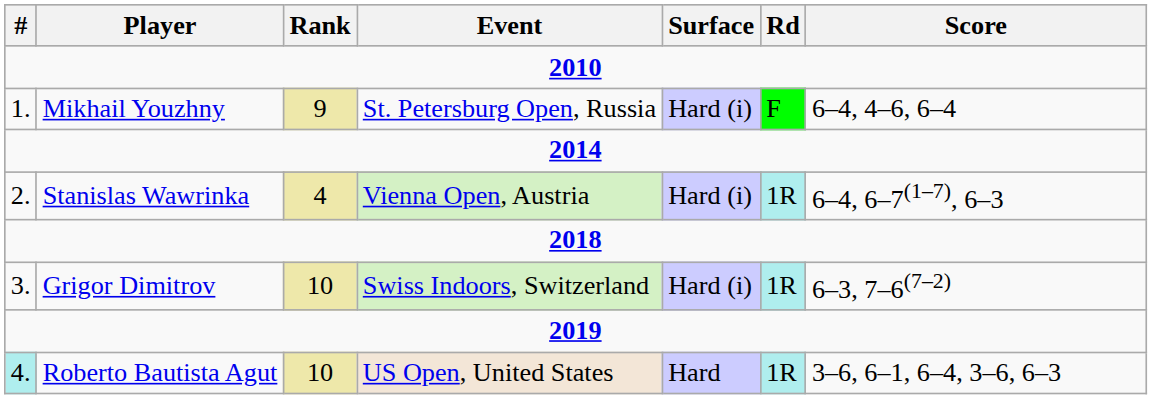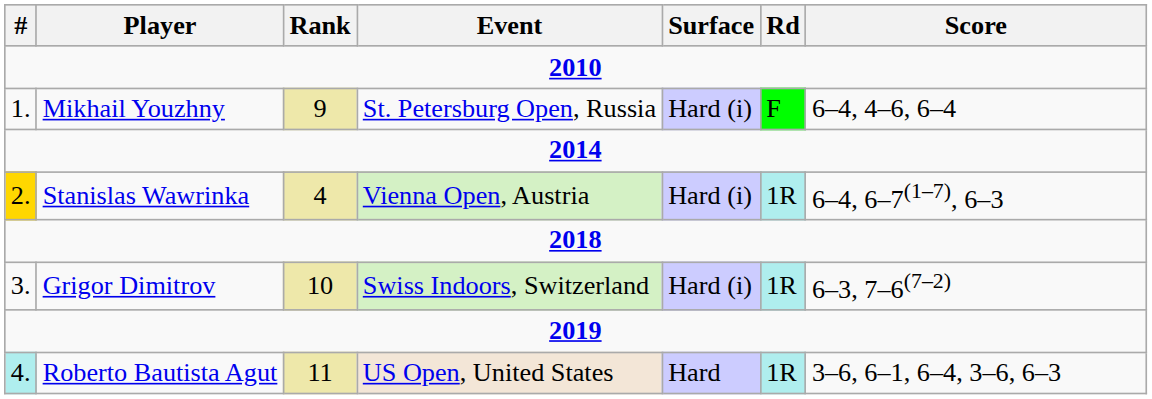(21, 195) no background -> (21, 195) gold background
(320, 372) 10 -> (320, 372) 11
